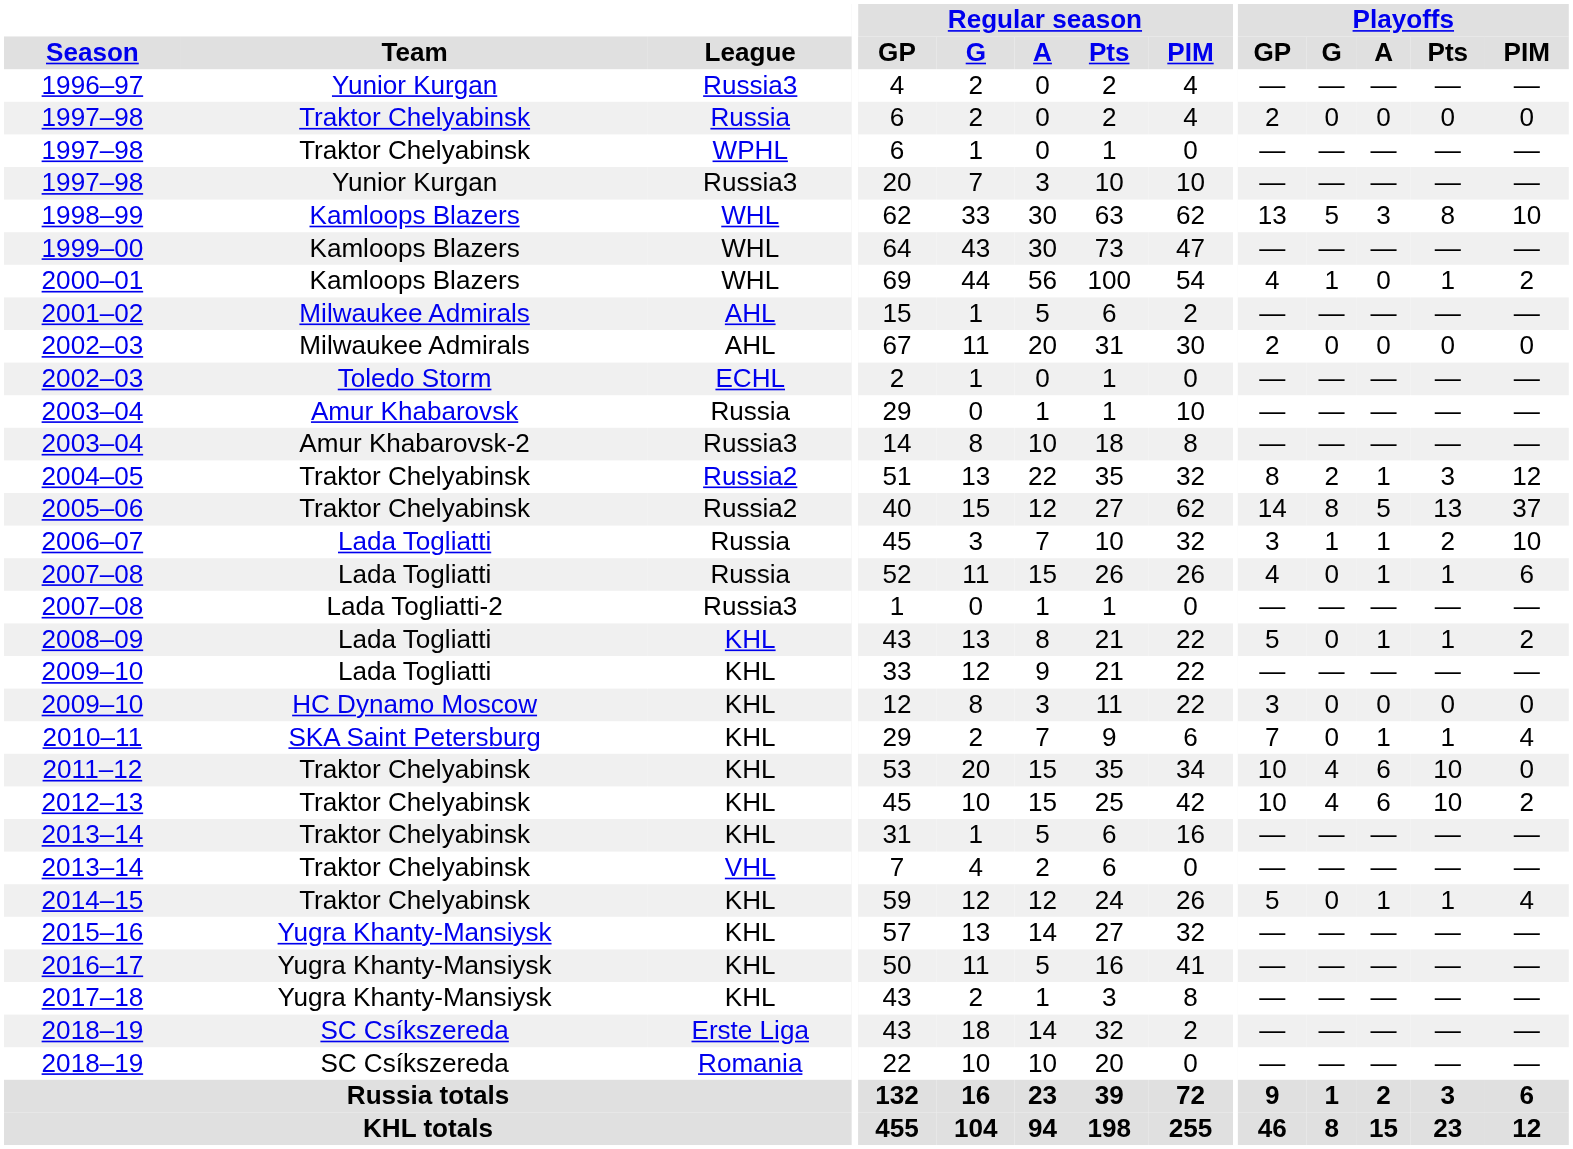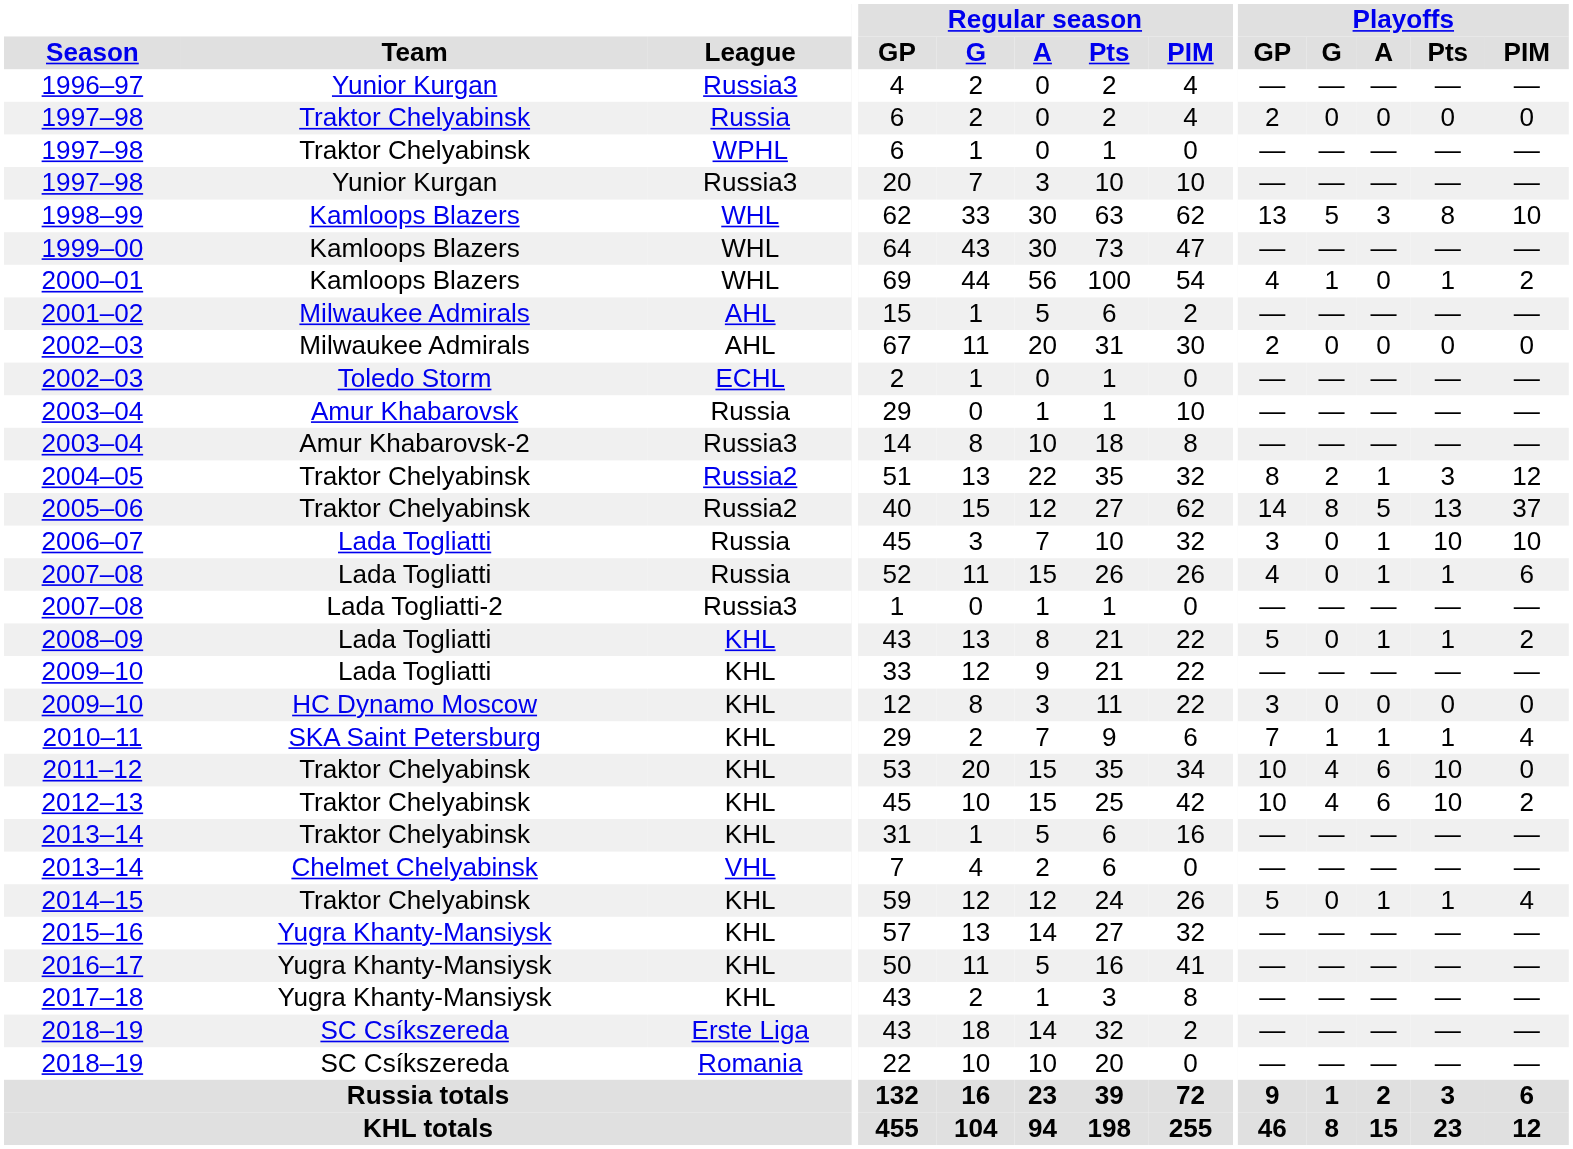(1332, 541) 1 -> (1332, 541) 0
(1448, 541) 2 -> (1448, 541) 10
(1332, 737) 0 -> (1332, 737) 1
(415, 867) Traktor Chelyabinsk -> (415, 867) Chelmet Chelyabinsk
